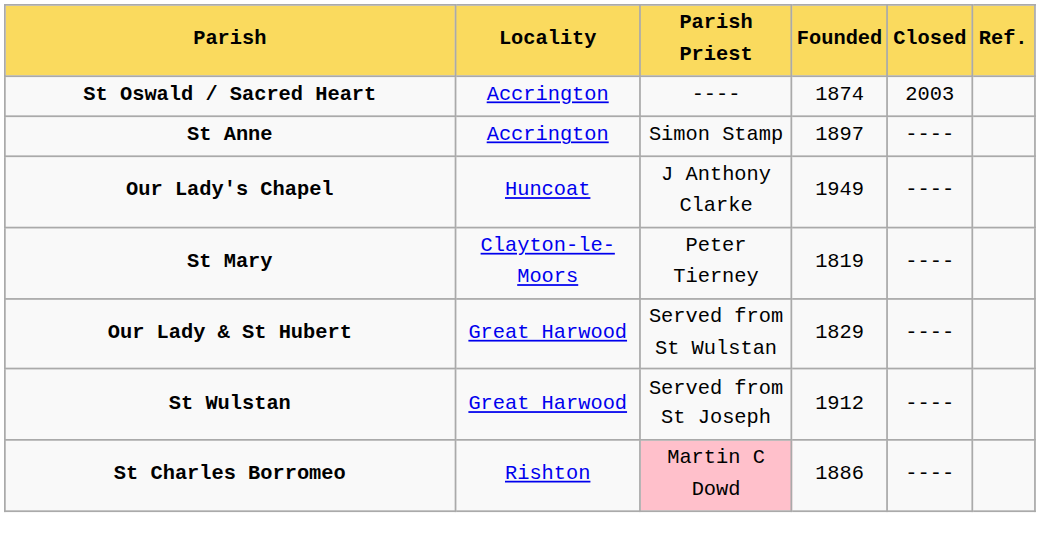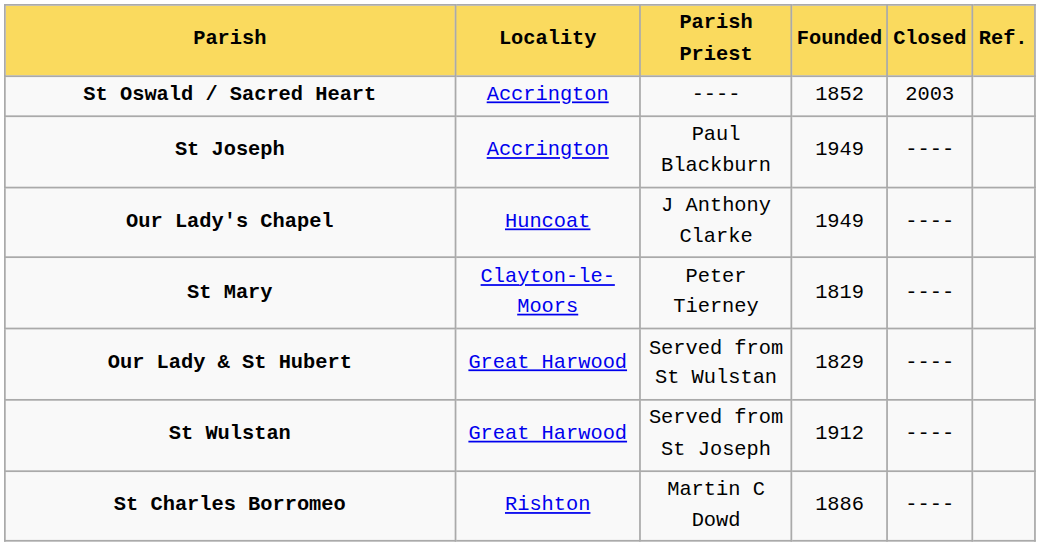(840, 94) 1874 -> (840, 94) 1852
- row: (230, 135)
+ row: (230, 150)
(716, 474) pink background -> (716, 504) no background
